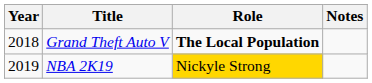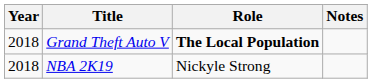(24, 66) 2019 -> (24, 66) 2018
(223, 66) gold background -> (223, 66) no background
